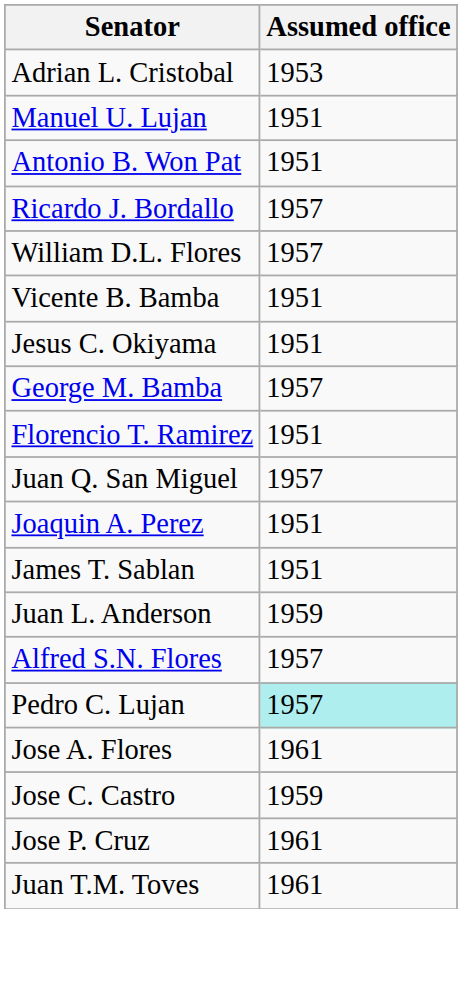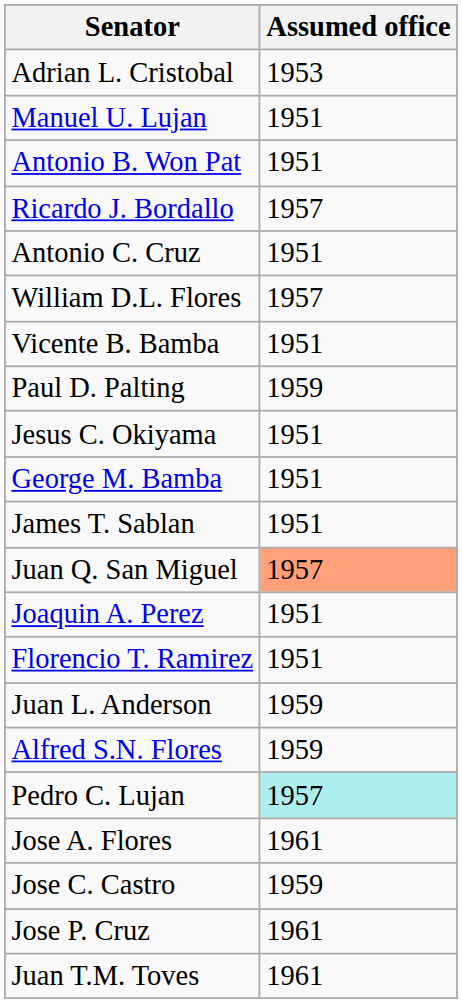+ row: (106, 252)
+ row: (98, 388)
(295, 388) 1957 -> (295, 478) 1951
rows swapped: (103, 569) <-> (132, 433)
(295, 478) no background -> (295, 569) lightsalmon background
(295, 659) 1957 -> (295, 749) 1959
